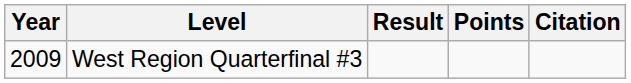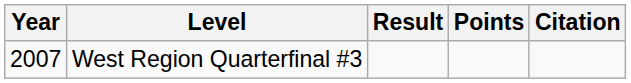(36, 59) 2009 -> (36, 59) 2007
